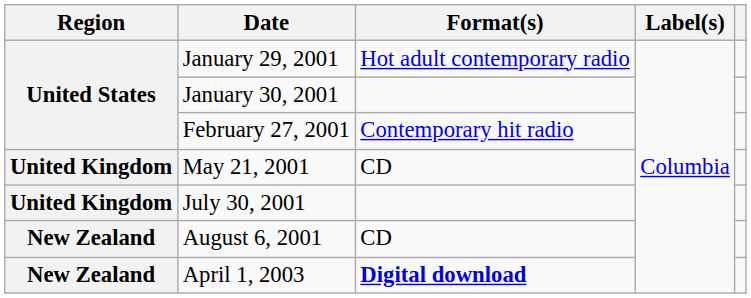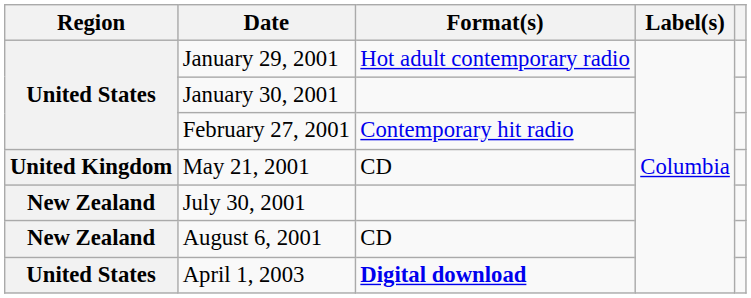(91, 202) United Kingdom -> (91, 202) New Zealand
(91, 274) New Zealand -> (91, 274) United States
